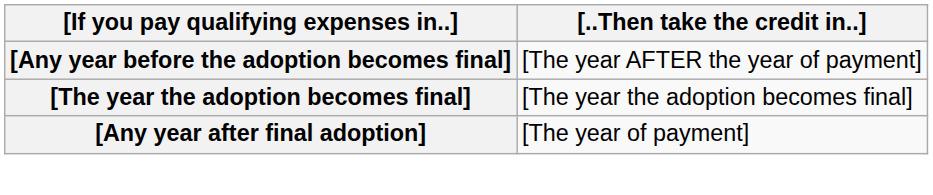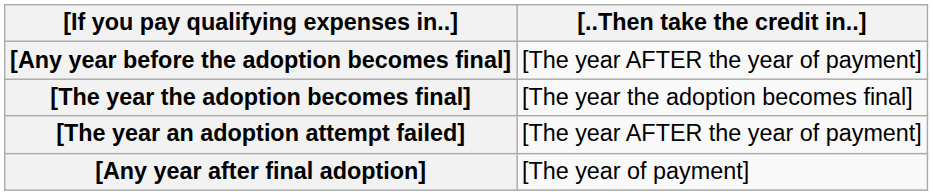+ row: (261, 134)
